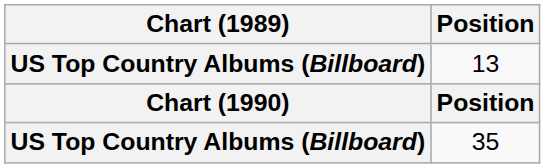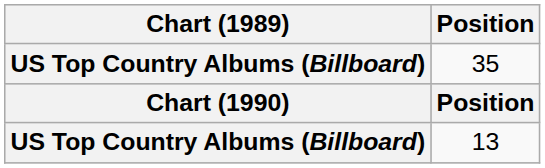rows swapped: (486, 63) <-> (486, 142)
